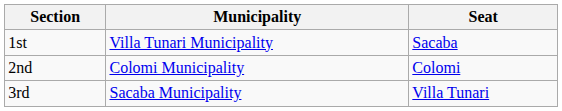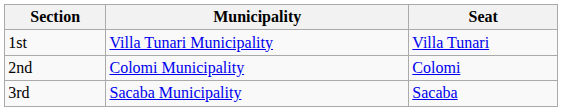(435, 42) Sacaba -> (451, 42) Villa Tunari
(451, 93) Villa Tunari -> (435, 93) Sacaba
